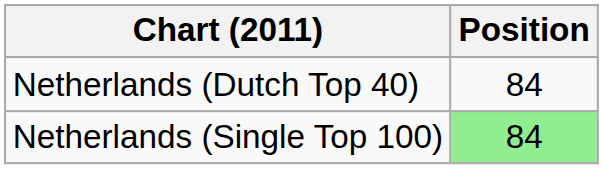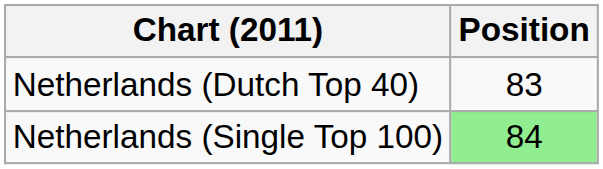(524, 83) 84 -> (524, 83) 83
